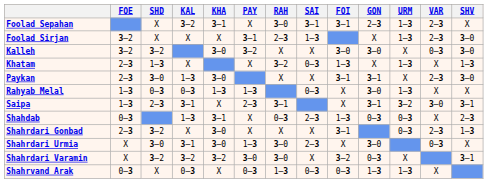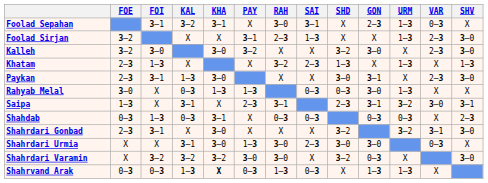columns swapped: (343, 11) <-> (157, 11)
(436, 24) 2–3 -> (436, 24) 0–3
(436, 51) 0–3 -> (436, 51) 2–3
(312, 64) 0–3 -> (312, 64) 2–3
(126, 91) 1–3 -> (126, 91) 3–0
(188, 118) 1–3 -> (188, 118) 0–3
(312, 118) 2–3 -> (312, 118) 0–3
(405, 131) 0–3 -> (405, 131) 3–2
(436, 131) 2–3 -> (436, 131) 3–1
(467, 131) 1–3 -> (467, 131) 3–0
(467, 158) 3–1 -> (467, 158) 3–0
(188, 171) 0–3 -> (188, 171) 1–3
(219, 171) normal -> (219, 171) bold
